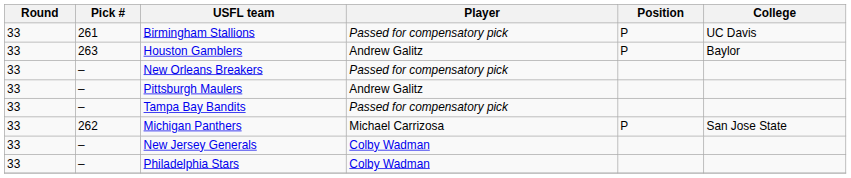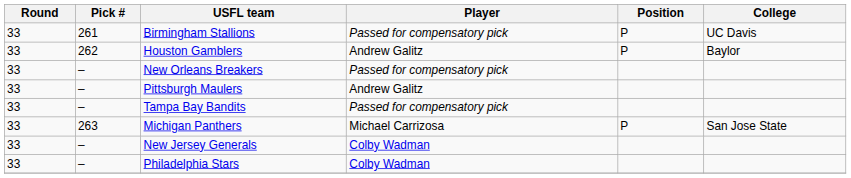(88, 51) 263 -> (88, 51) 262
(88, 126) 262 -> (88, 126) 263
